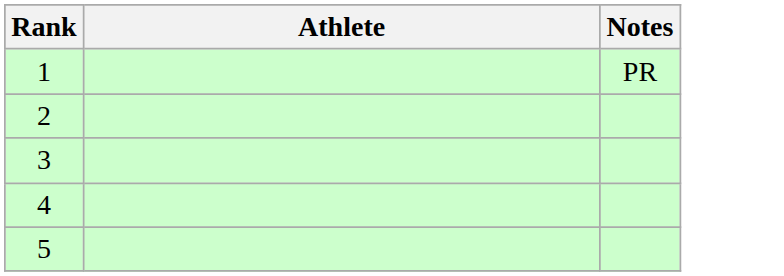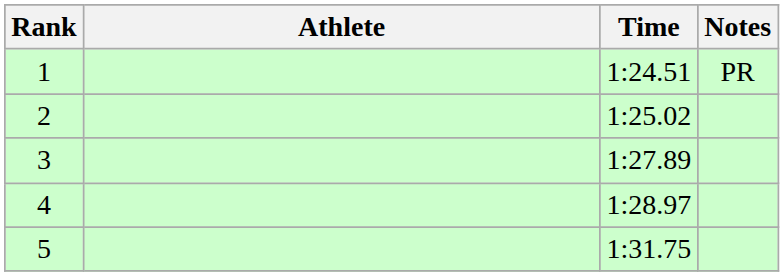+ column: (649, 26)
